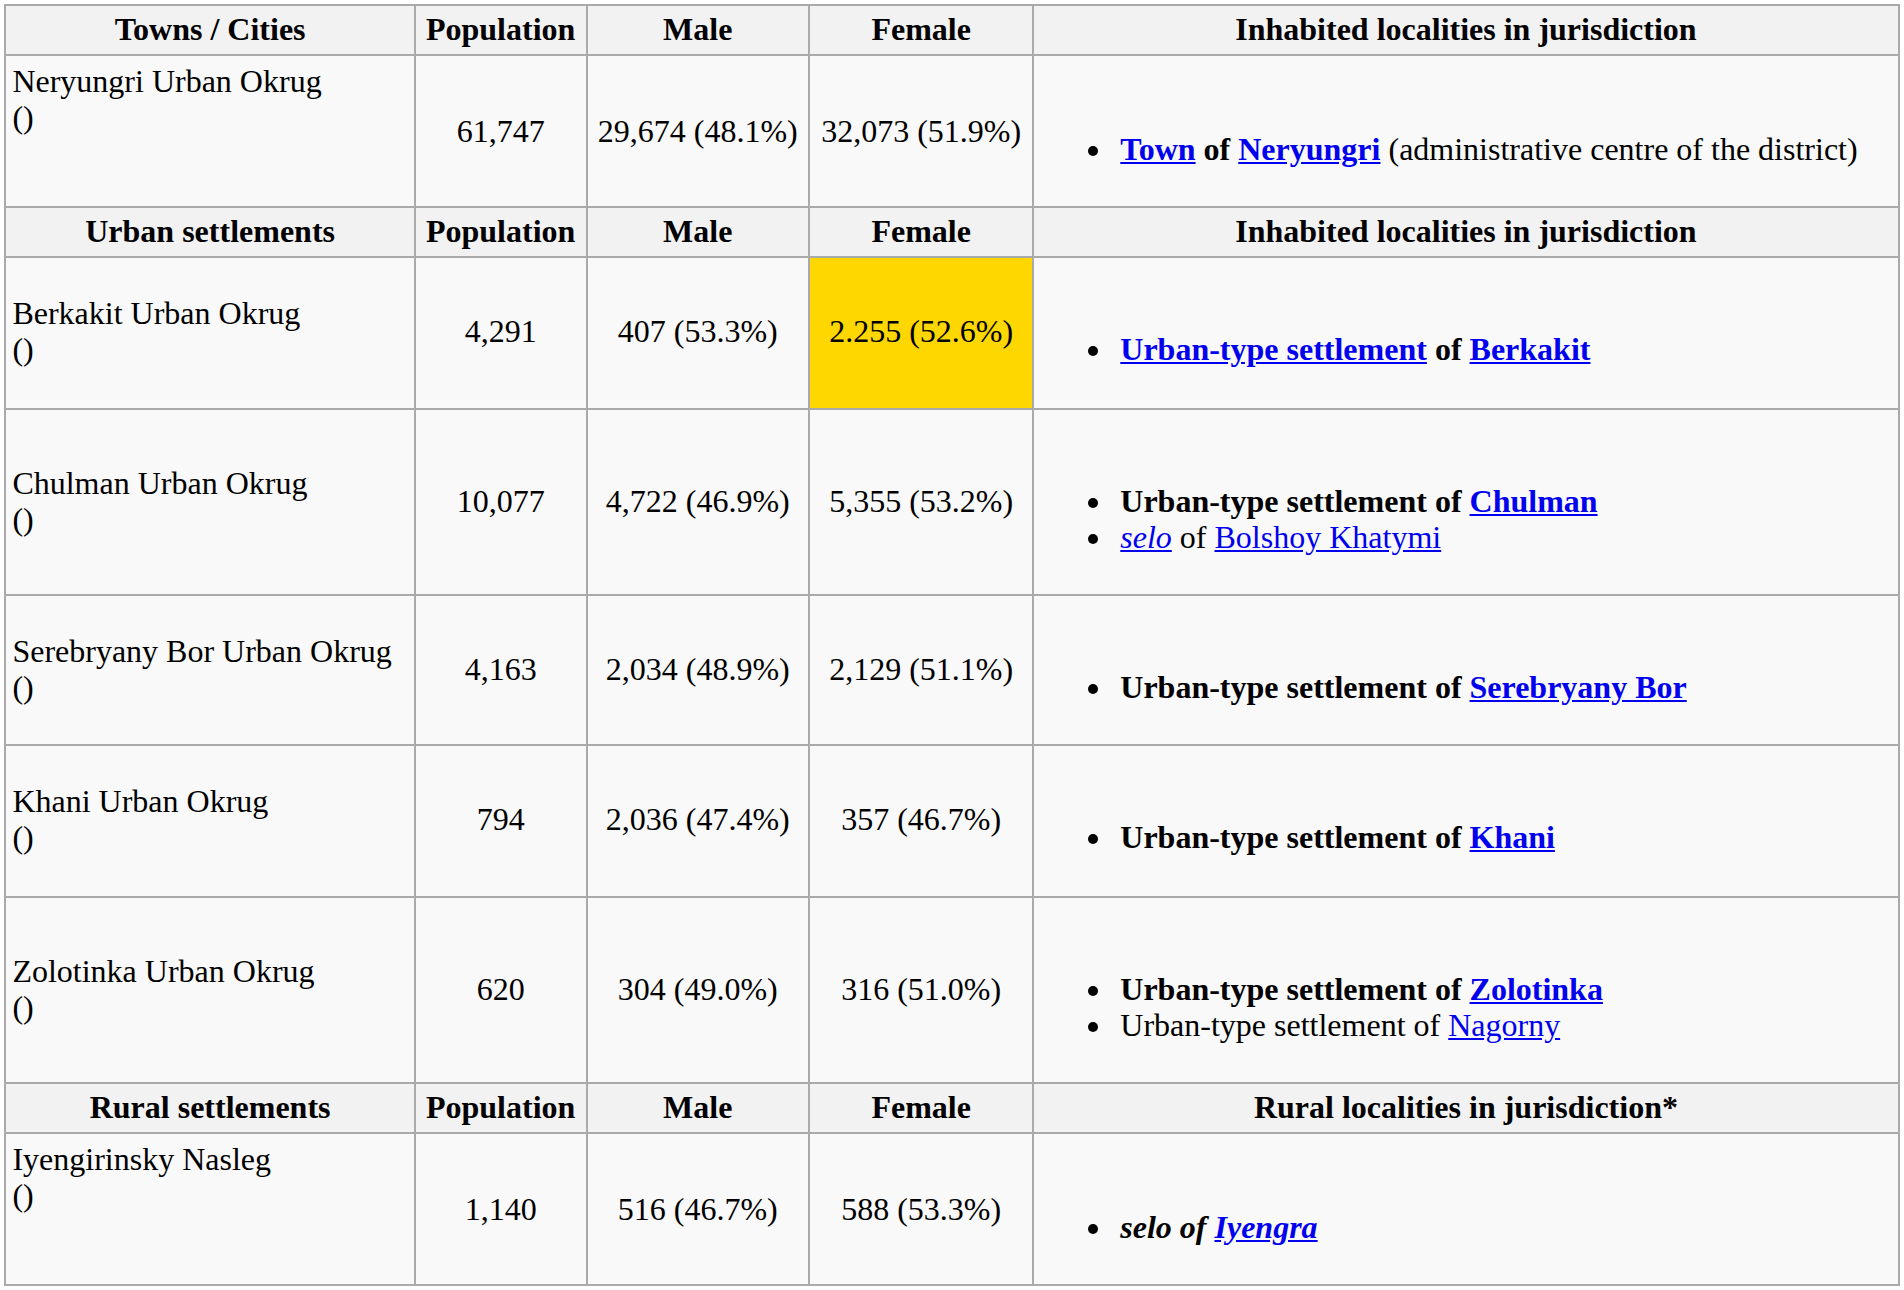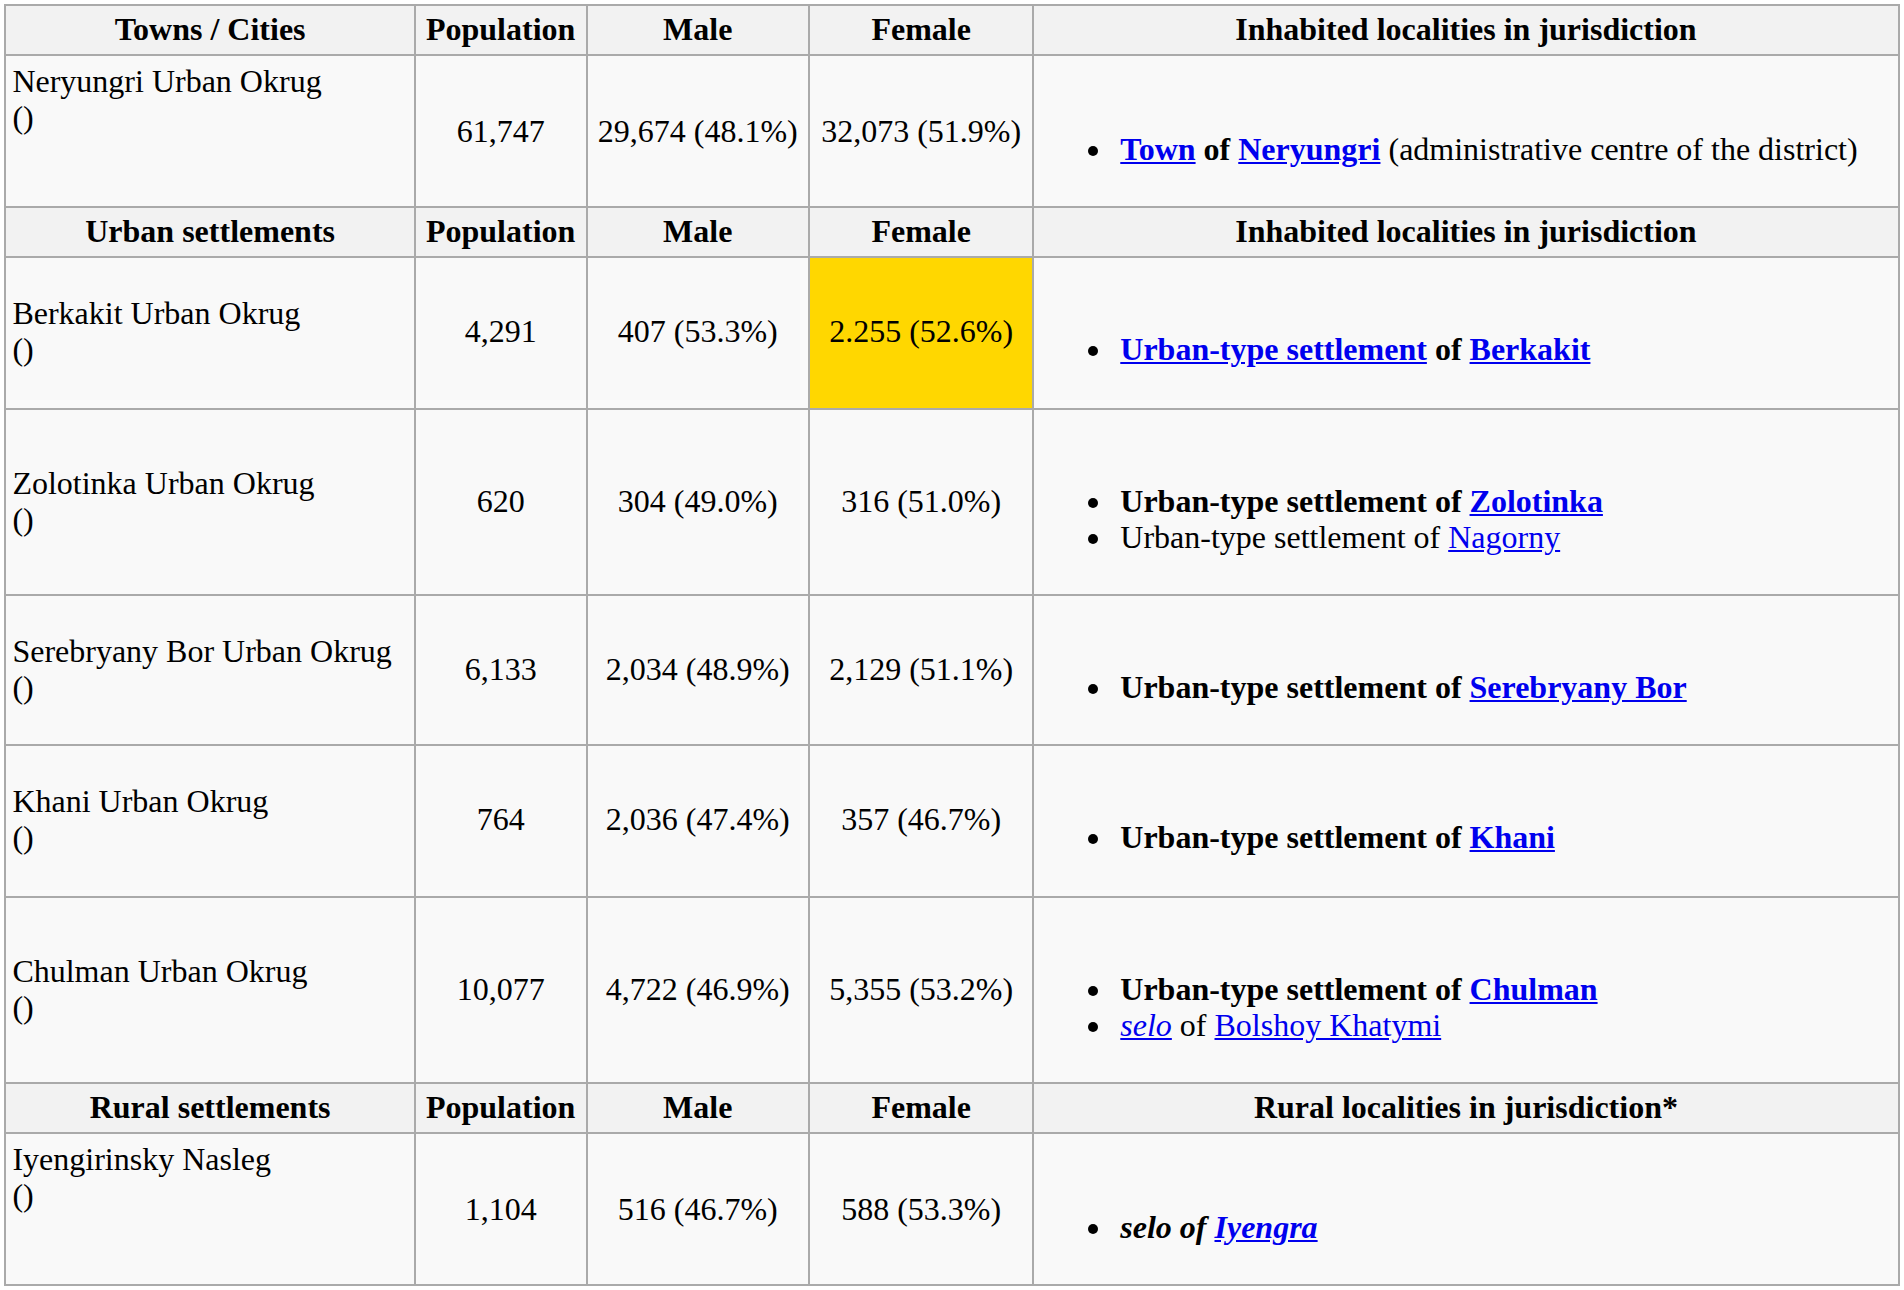rows swapped: (163, 989) <-> (160, 500)
(501, 669) 4,163 -> (501, 669) 6,133
(501, 820) 794 -> (501, 820) 764
(501, 1208) 1,140 -> (501, 1208) 1,104
